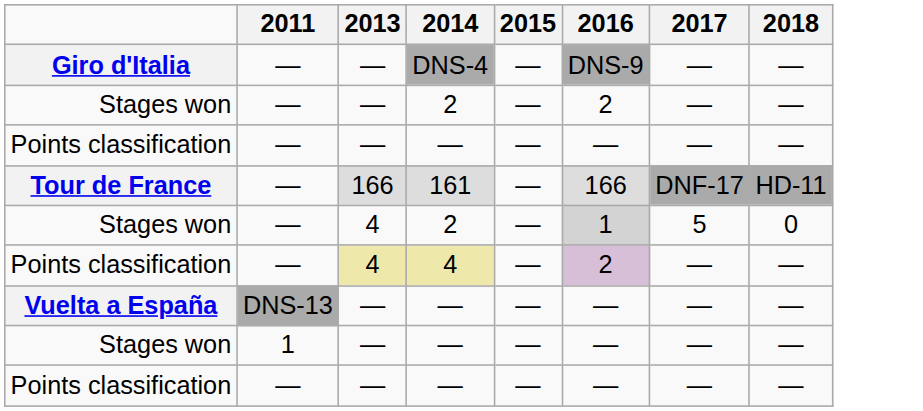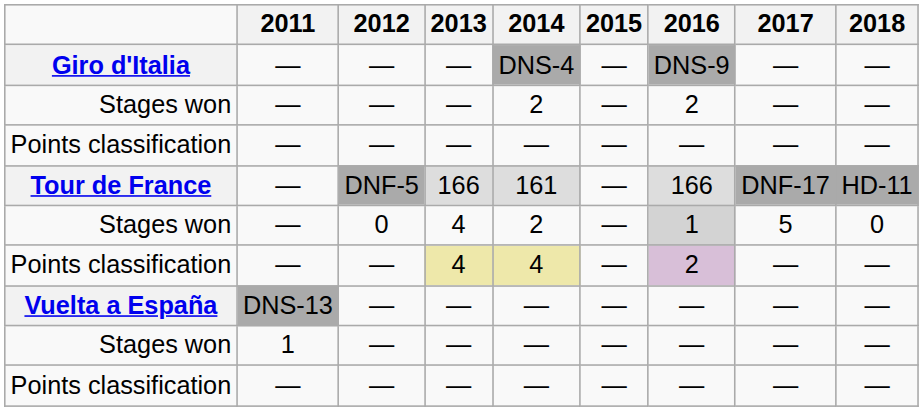+ column: (382, 24)
